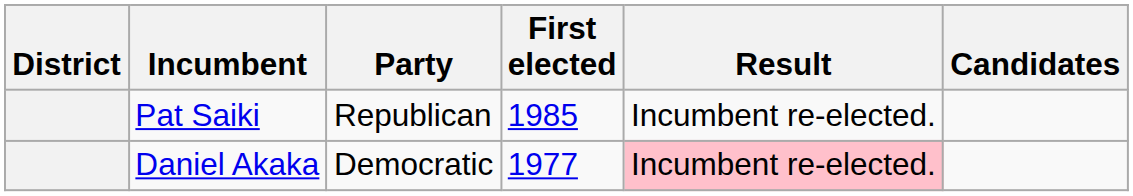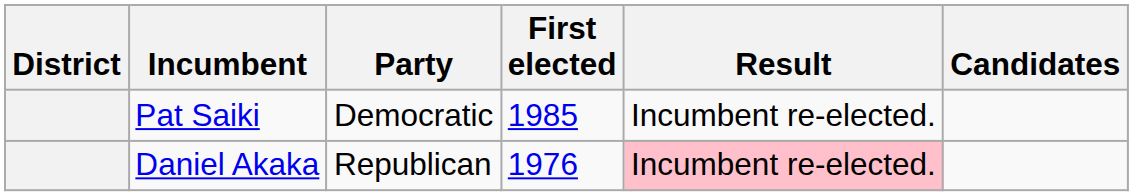(413, 114) Republican -> (414, 114) Democratic
(414, 164) Democratic -> (413, 164) Republican
(543, 164) 1977 -> (543, 164) 1976
